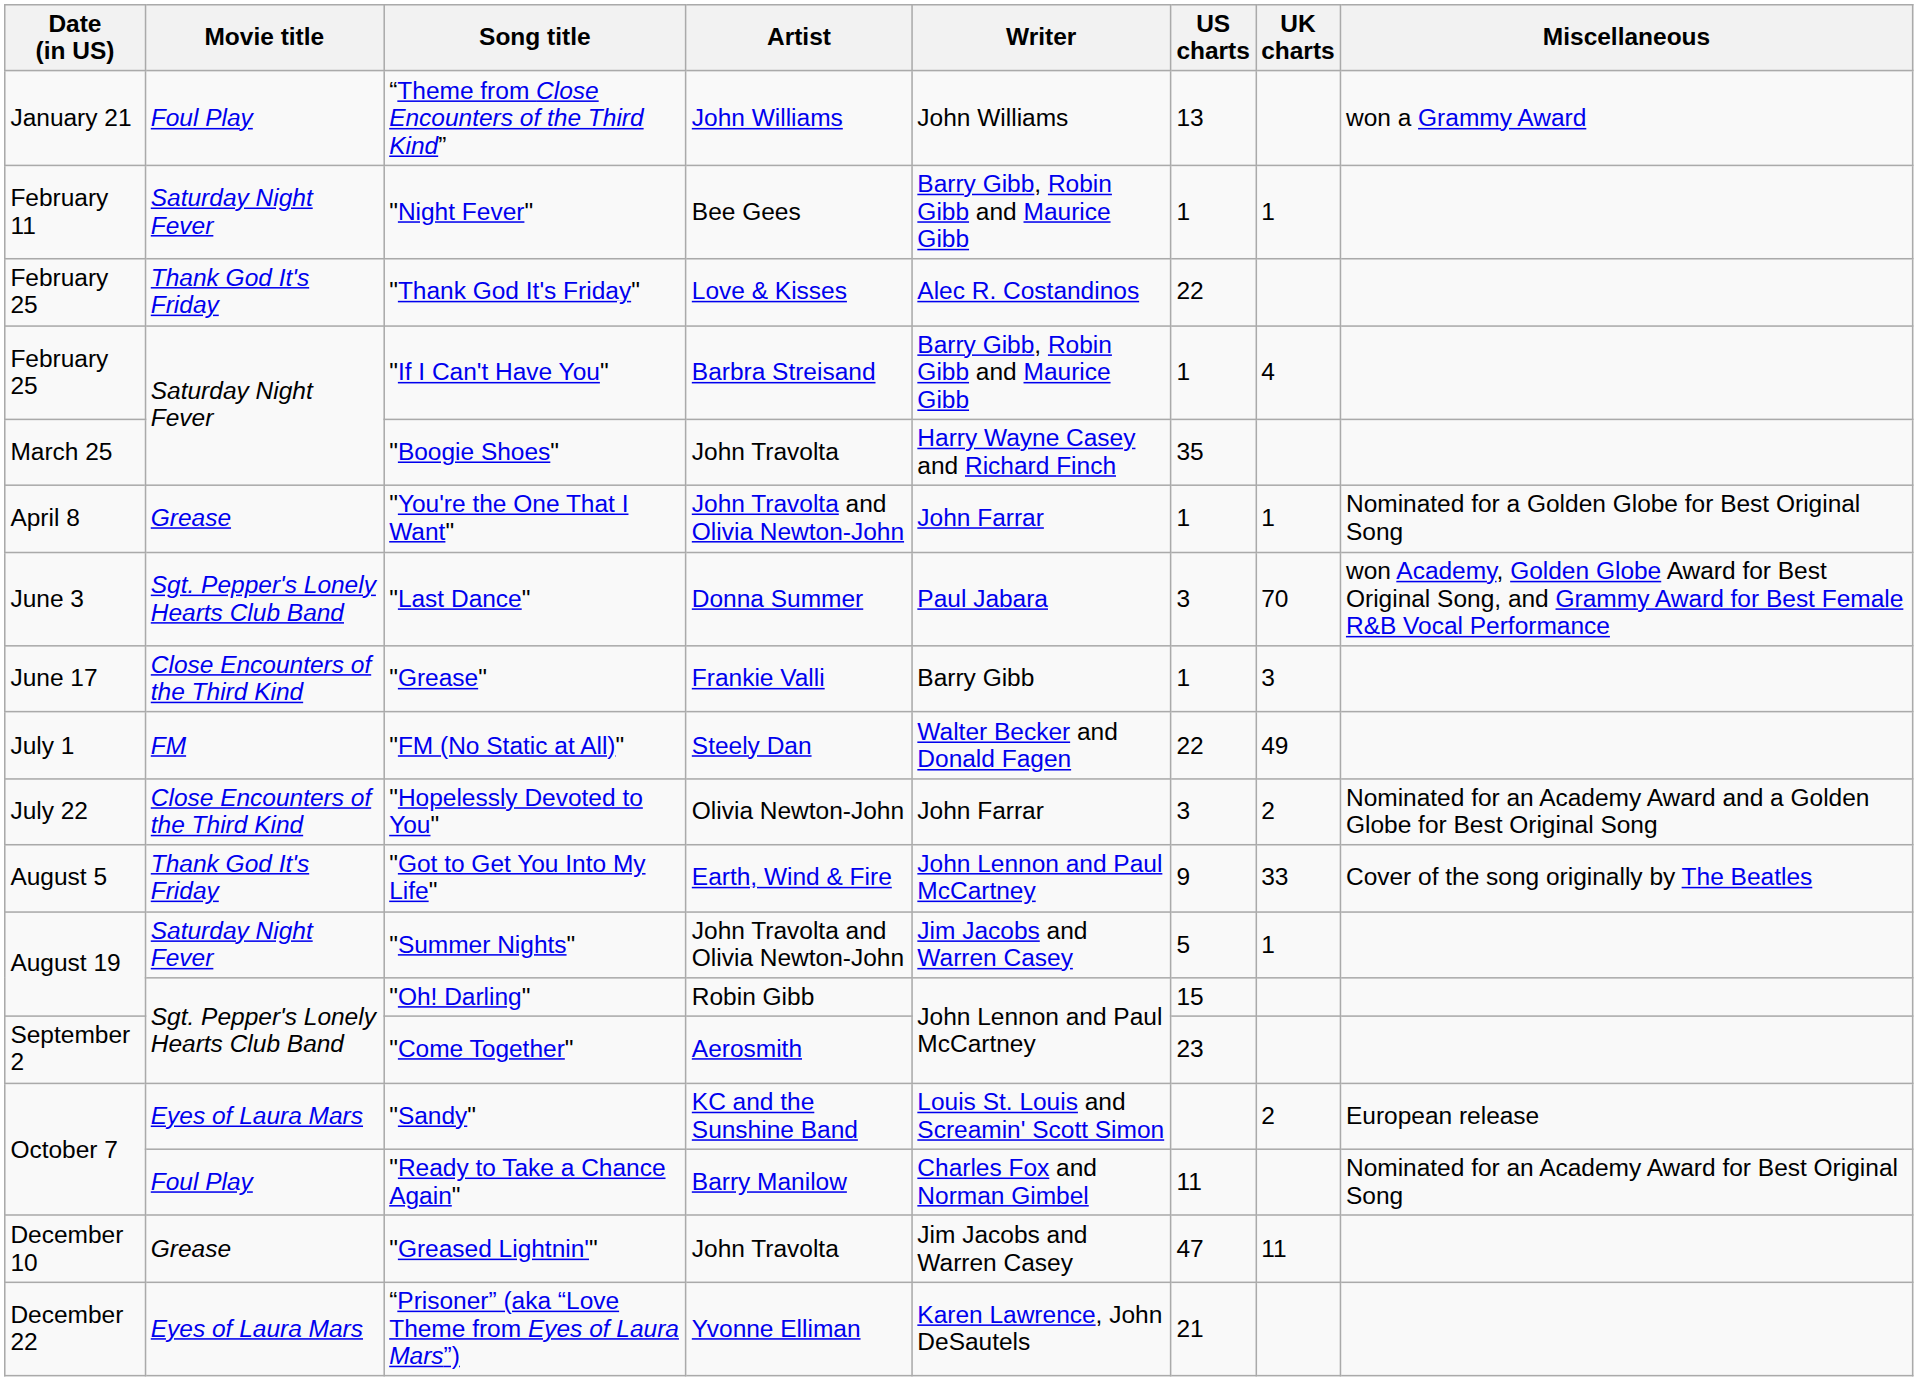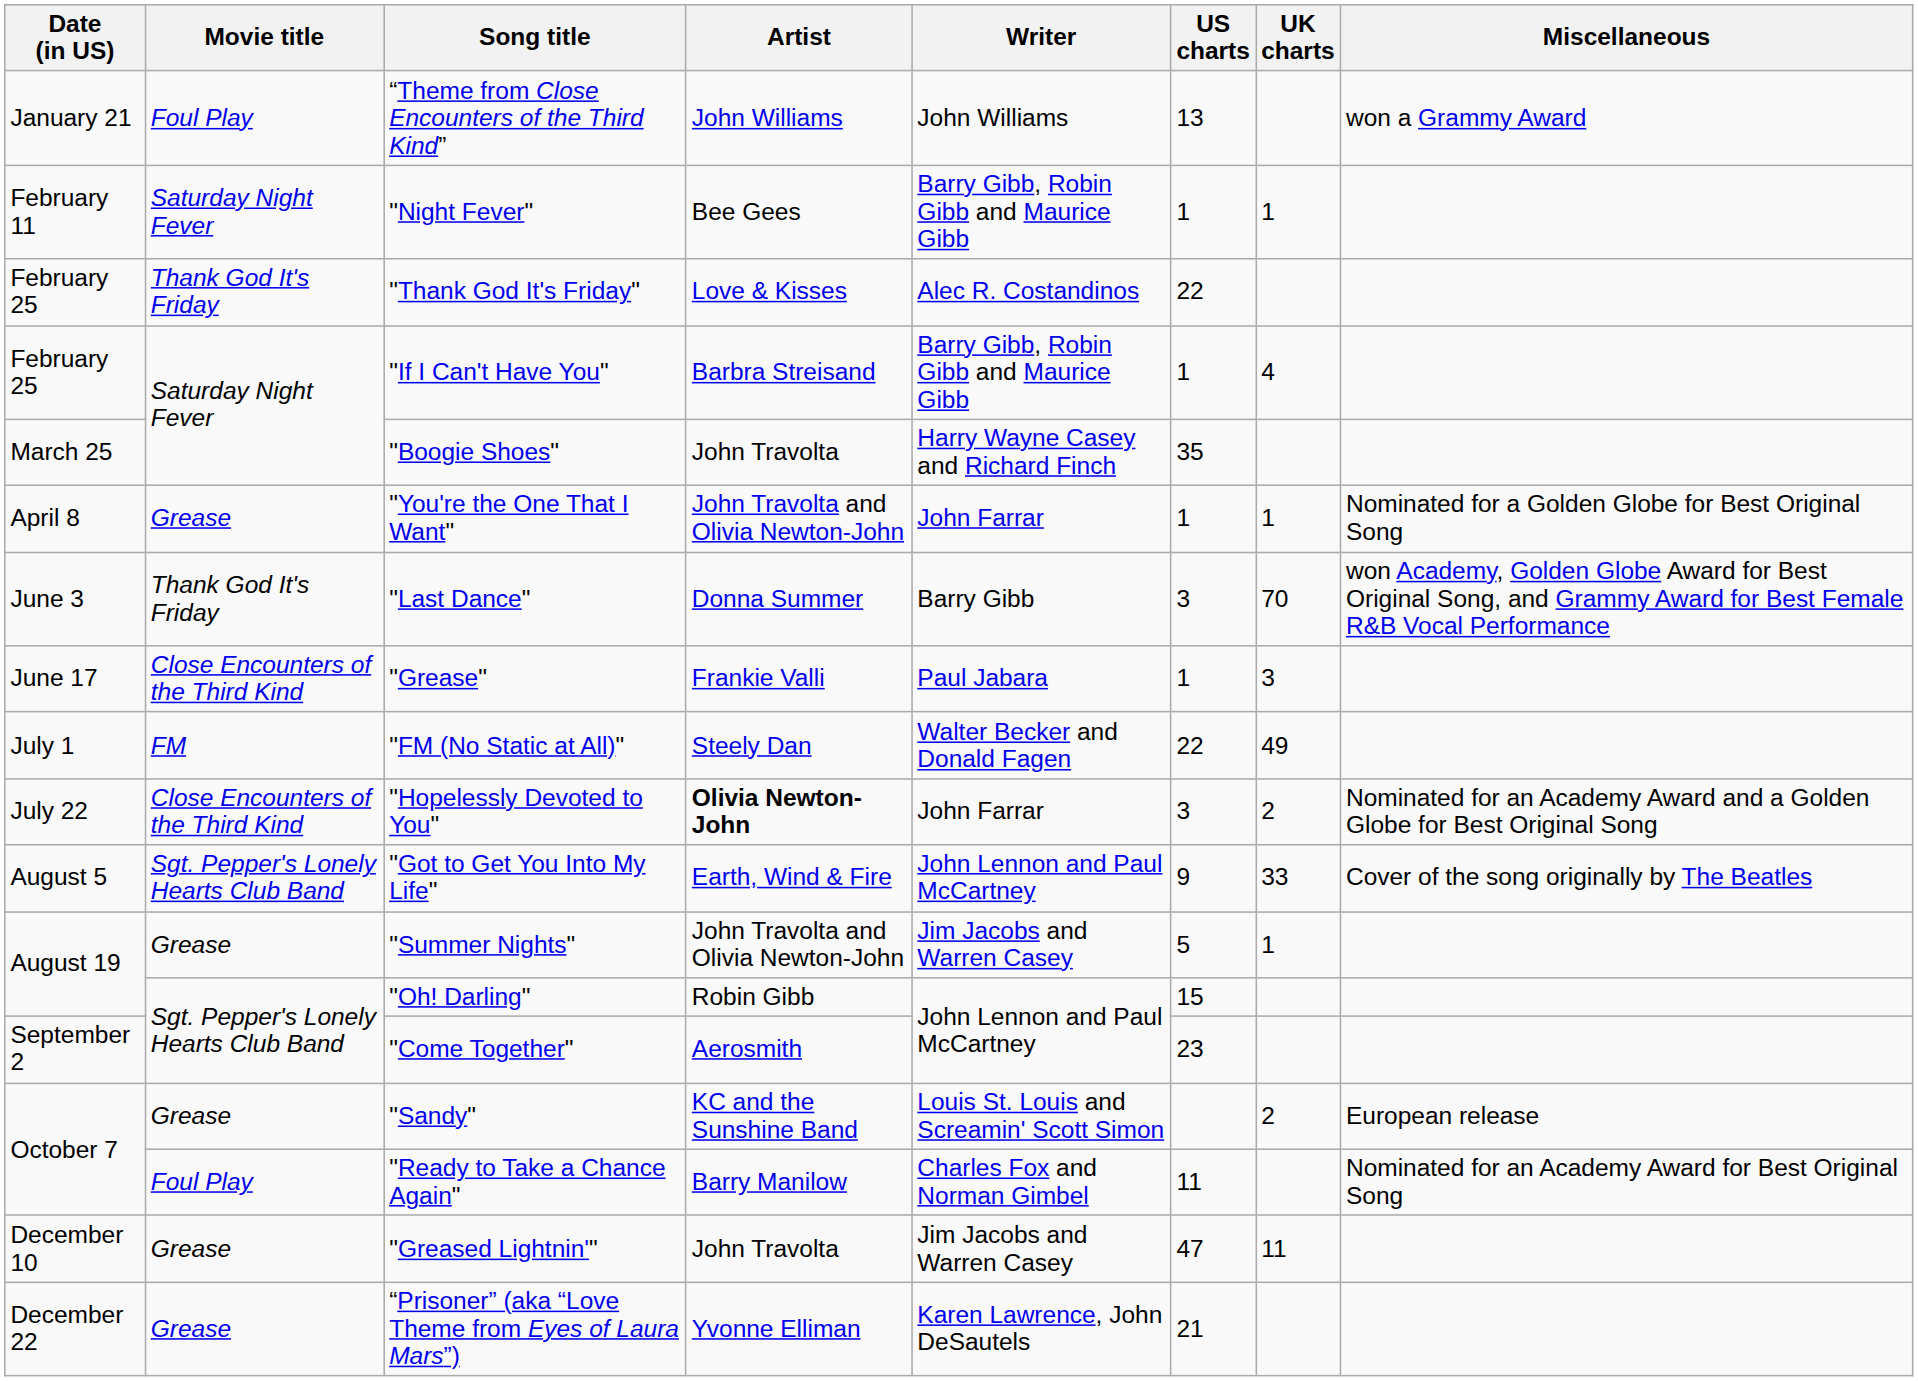(263, 598) Sgt. Pepper's Lonely Hearts Club Band -> (230, 598) Thank God It's Friday
(983, 598) Paul Jabara -> (976, 598) Barry Gibb
(976, 678) Barry Gibb -> (983, 678) Paul Jabara
(798, 811) normal -> (777, 811) bold
(230, 877) Thank God It's Friday -> (263, 877) Sgt. Pepper's Lonely Hearts Club Band
(232, 944) Saturday Night Fever -> (191, 944) Grease
(257, 1115) Eyes of Laura Mars -> (191, 1115) Grease
(257, 1328) Eyes of Laura Mars -> (191, 1328) Grease
